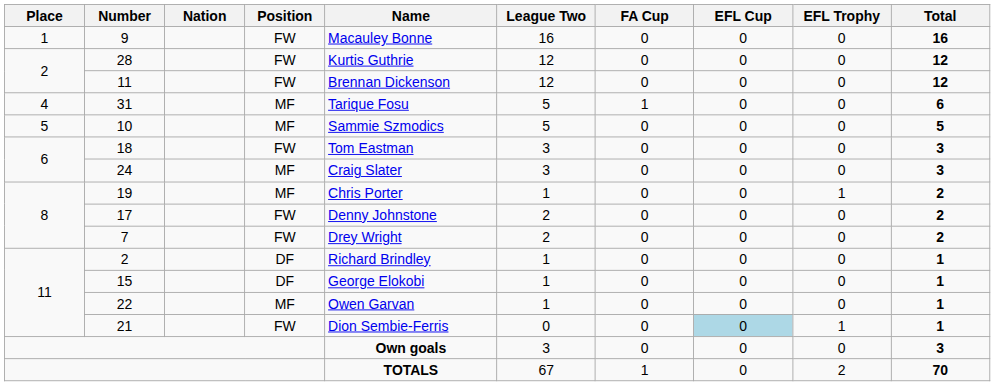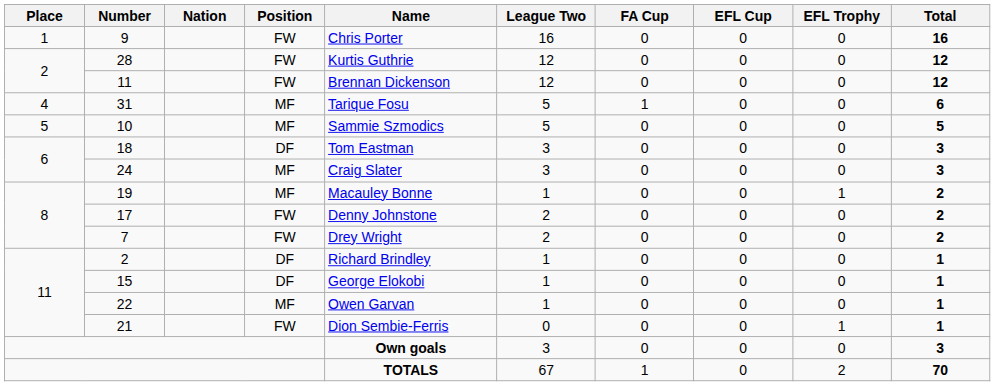(380, 38) Macauley Bonne -> (365, 38) Chris Porter
(285, 149) FW -> (285, 149) DF
(365, 193) Chris Porter -> (380, 193) Macauley Bonne
(743, 326) lightblue background -> (743, 326) no background
